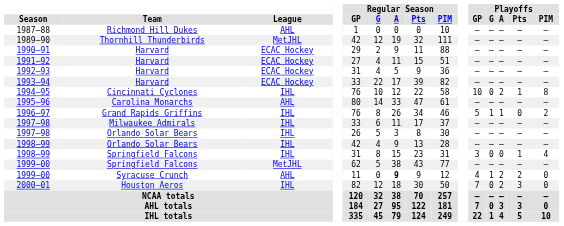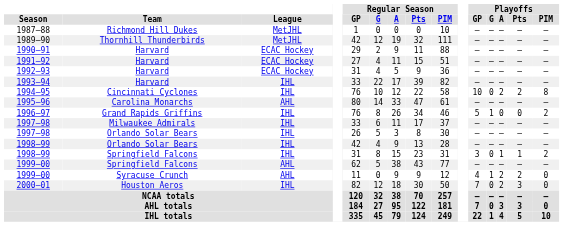(287, 30) AHL -> (287, 30) MetJHL
(287, 82) ECAC Hockey -> (287, 82) IHL
(520, 92) 1 -> (520, 92) 2
(501, 113) 1 -> (501, 113) 0
(501, 154) 0 -> (501, 154) 1
(546, 154) 4 -> (546, 154) 2
(287, 165) MetJHL -> (287, 165) AHL
(396, 175) bold -> (396, 175) normal
